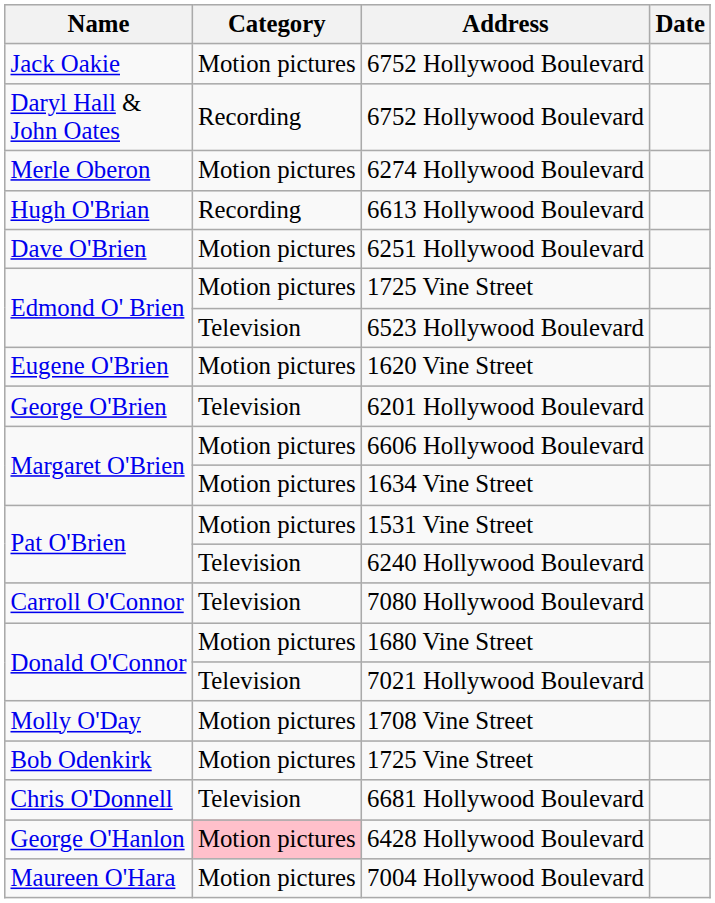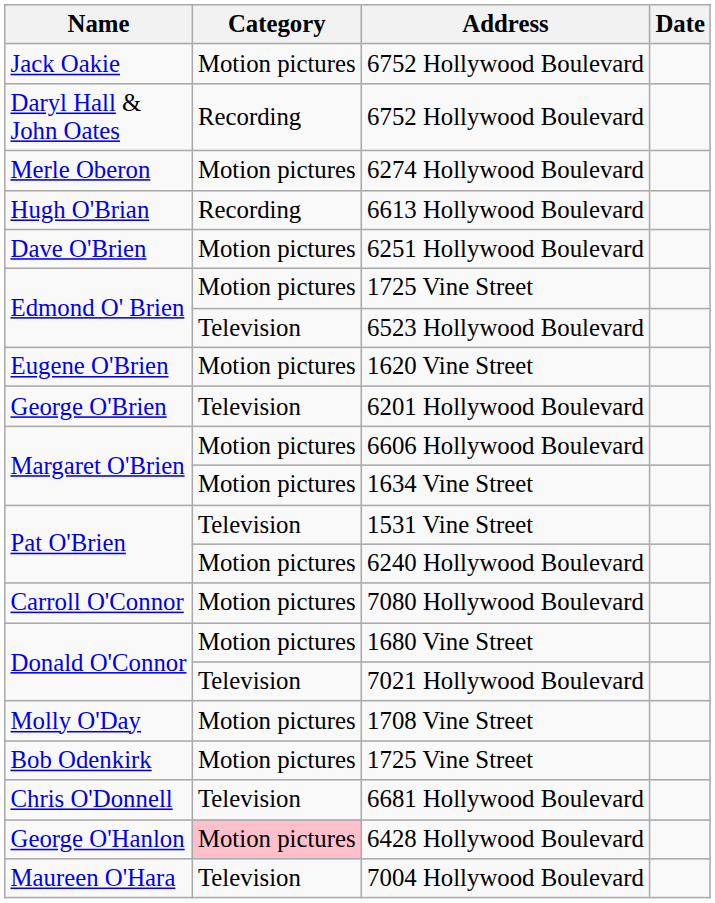(277, 524) Motion pictures -> (249, 524) Television
(249, 563) Television -> (277, 563) Motion pictures
(249, 602) Television -> (277, 602) Motion pictures
(277, 878) Motion pictures -> (249, 878) Television
